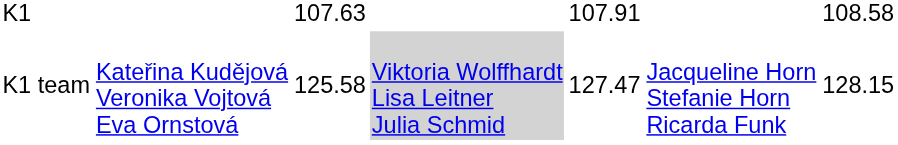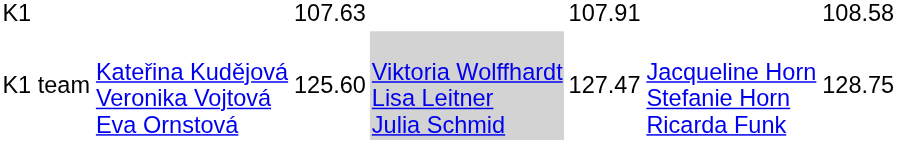(330, 85) 125.58 -> (330, 85) 125.60
(858, 85) 128.15 -> (858, 85) 128.75
